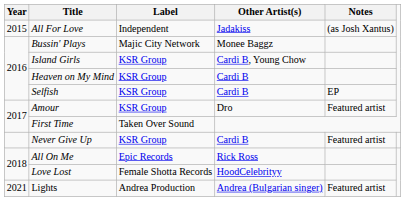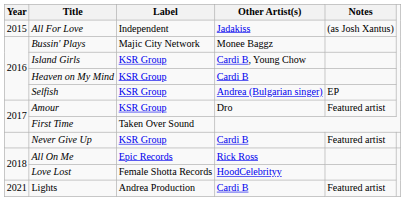(233, 92) Cardi B -> (270, 92) Andrea (Bulgarian singer)
(270, 188) Andrea (Bulgarian singer) -> (233, 188) Cardi B
